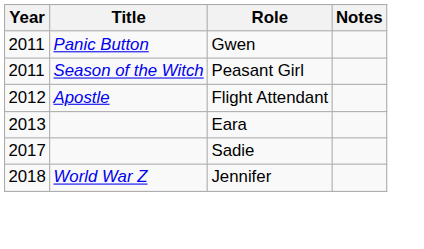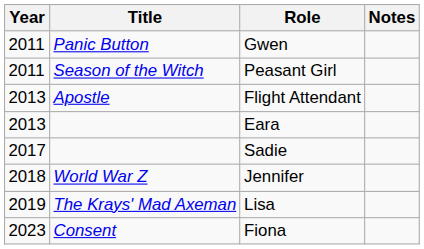(27, 97) 2012 -> (27, 97) 2013
+ row: (259, 204)
+ row: (265, 230)
